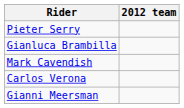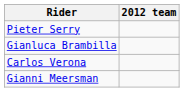- row: (50, 62)
